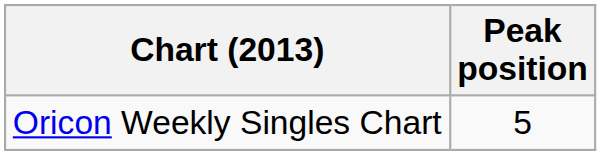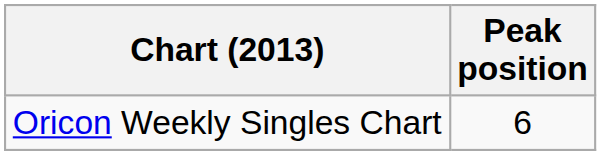(523, 122) 5 -> (523, 122) 6
